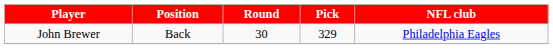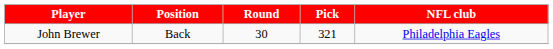(327, 33) 329 -> (327, 33) 321
